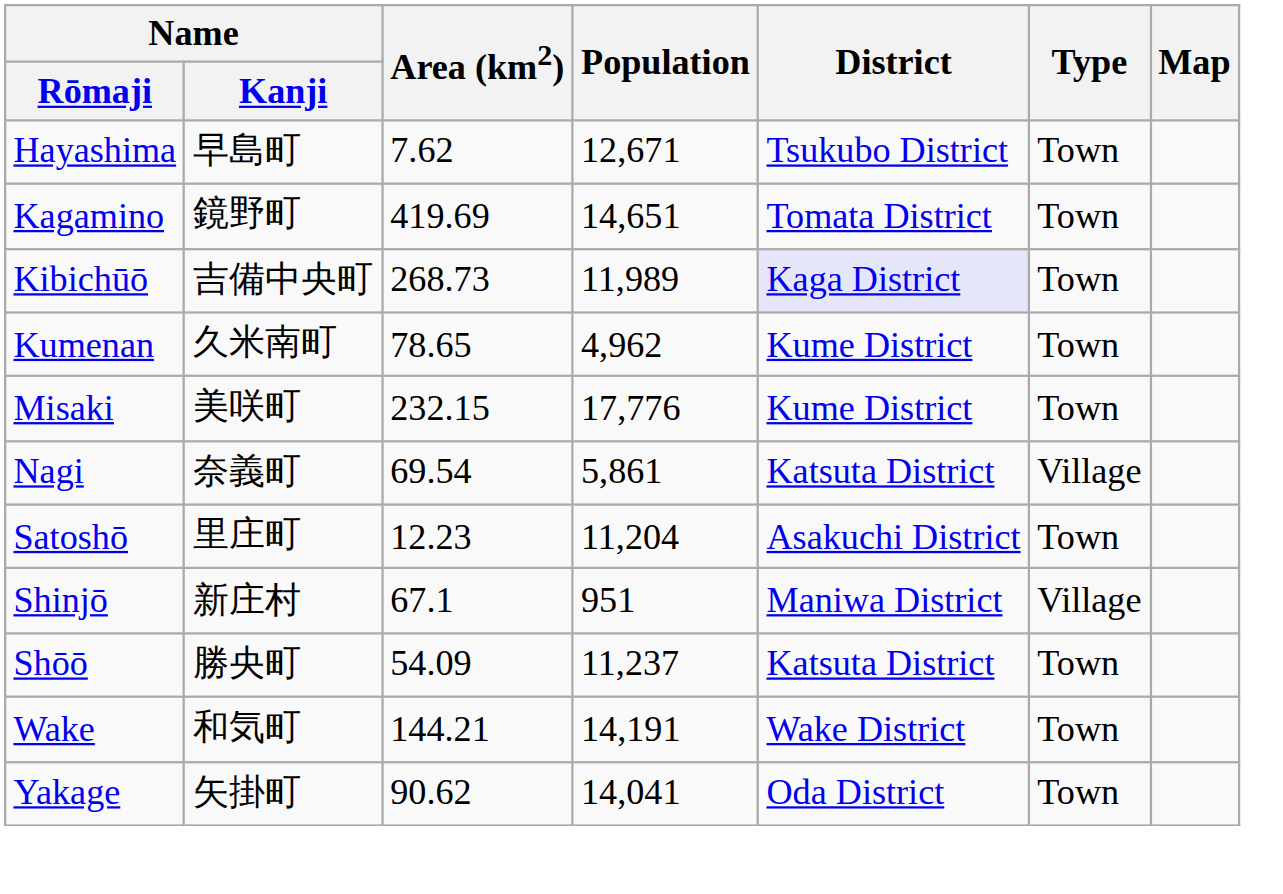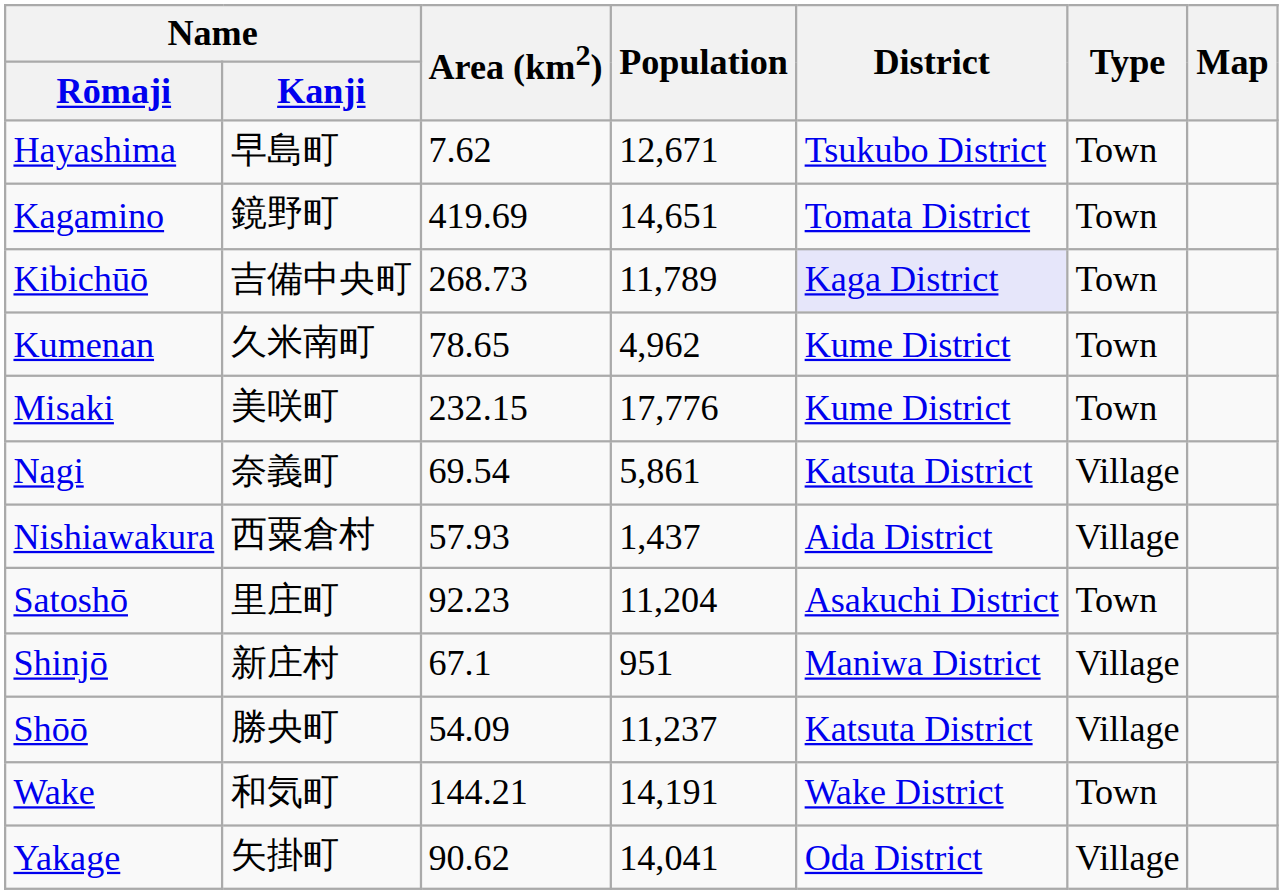(630, 279) 11,989 -> (668, 279) 11,789
+ row: (114, 536)
(431, 536) 12.23 -> (469, 600) 92.23
(1078, 664) Town -> (1128, 728) Village
(1078, 792) Town -> (1128, 856) Village
